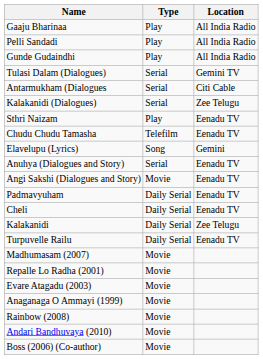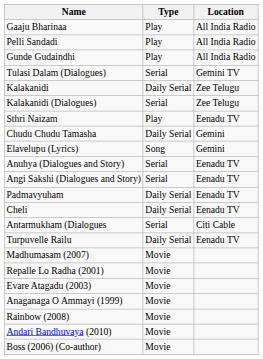rows swapped: (57, 88) <-> (28, 225)
(162, 133) Telefilm -> (168, 133) Daily Serial
(218, 133) Eenadu TV -> (210, 133) Gemini
(158, 179) Movie -> (157, 179) Serial
